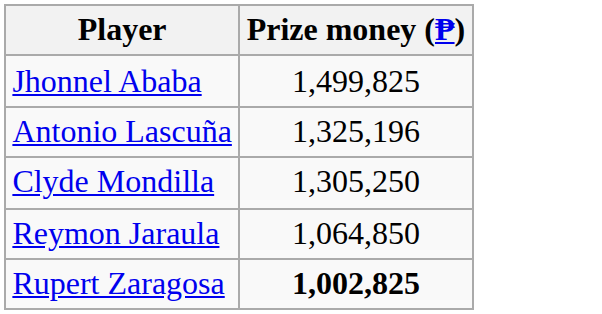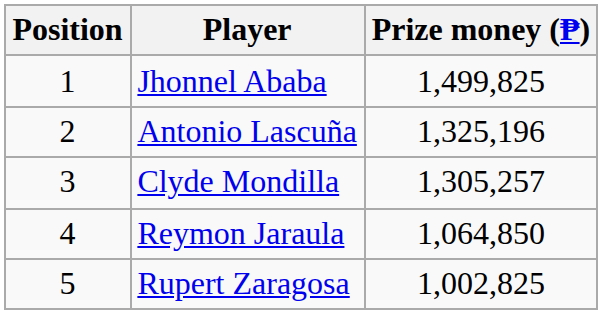+ column: (68, 29)
(356, 182) 1,305,250 -> (481, 182) 1,305,257
(356, 283) bold -> (481, 283) normal
